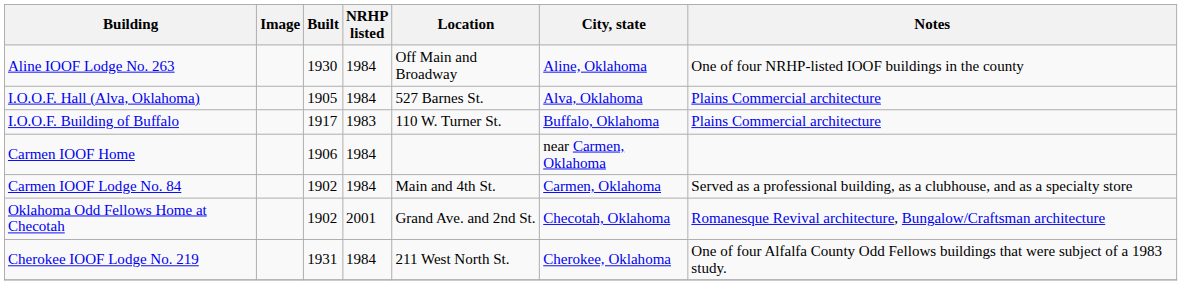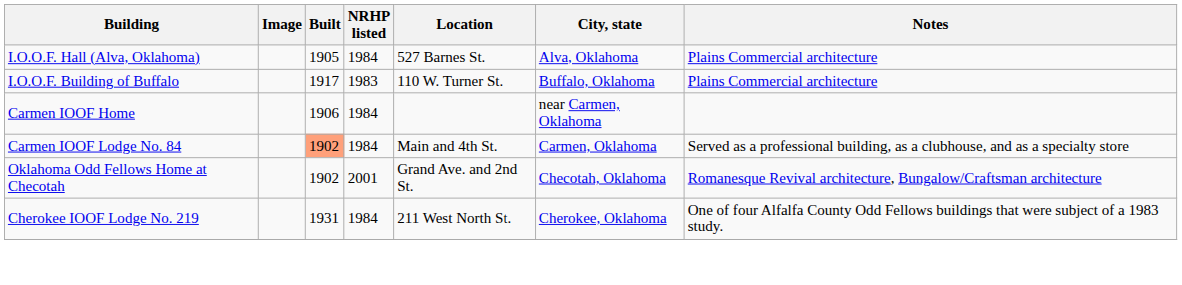- row: (91, 65)
(322, 186) no background -> (324, 145) lightsalmon background
